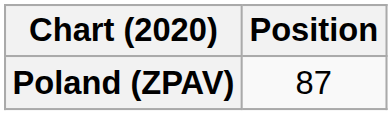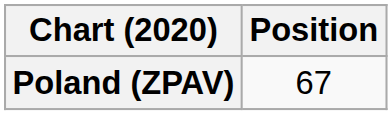(314, 82) 87 -> (314, 82) 67
